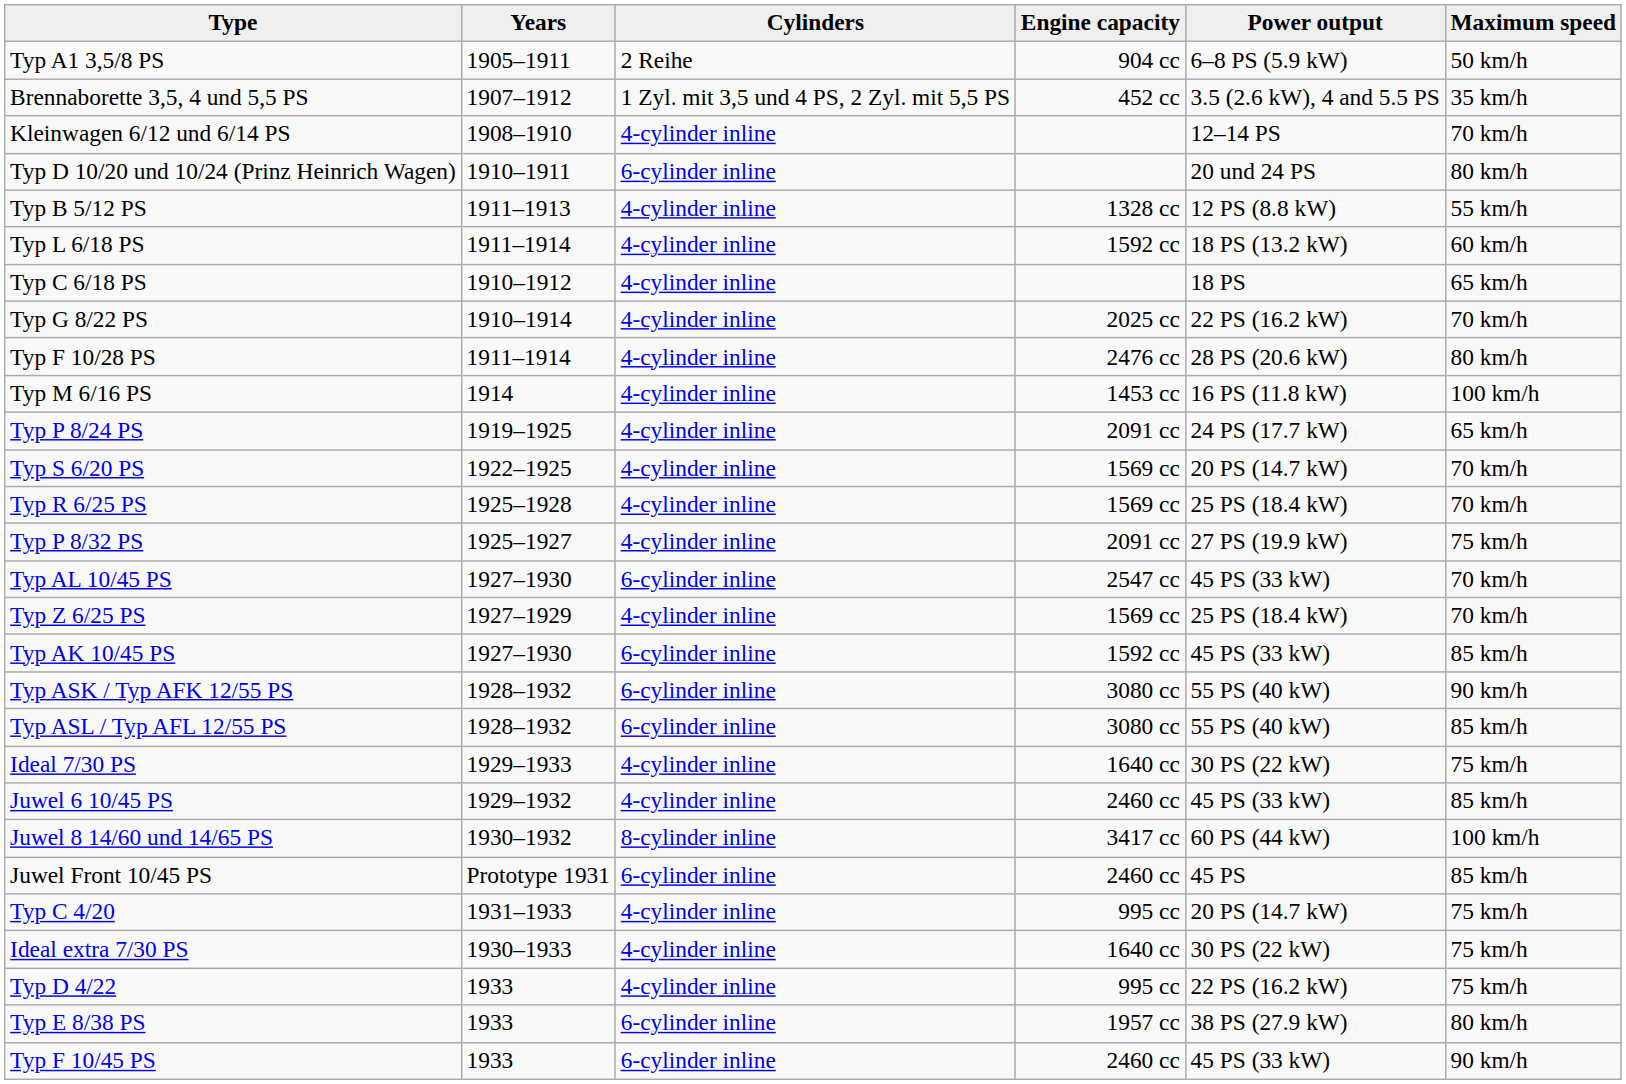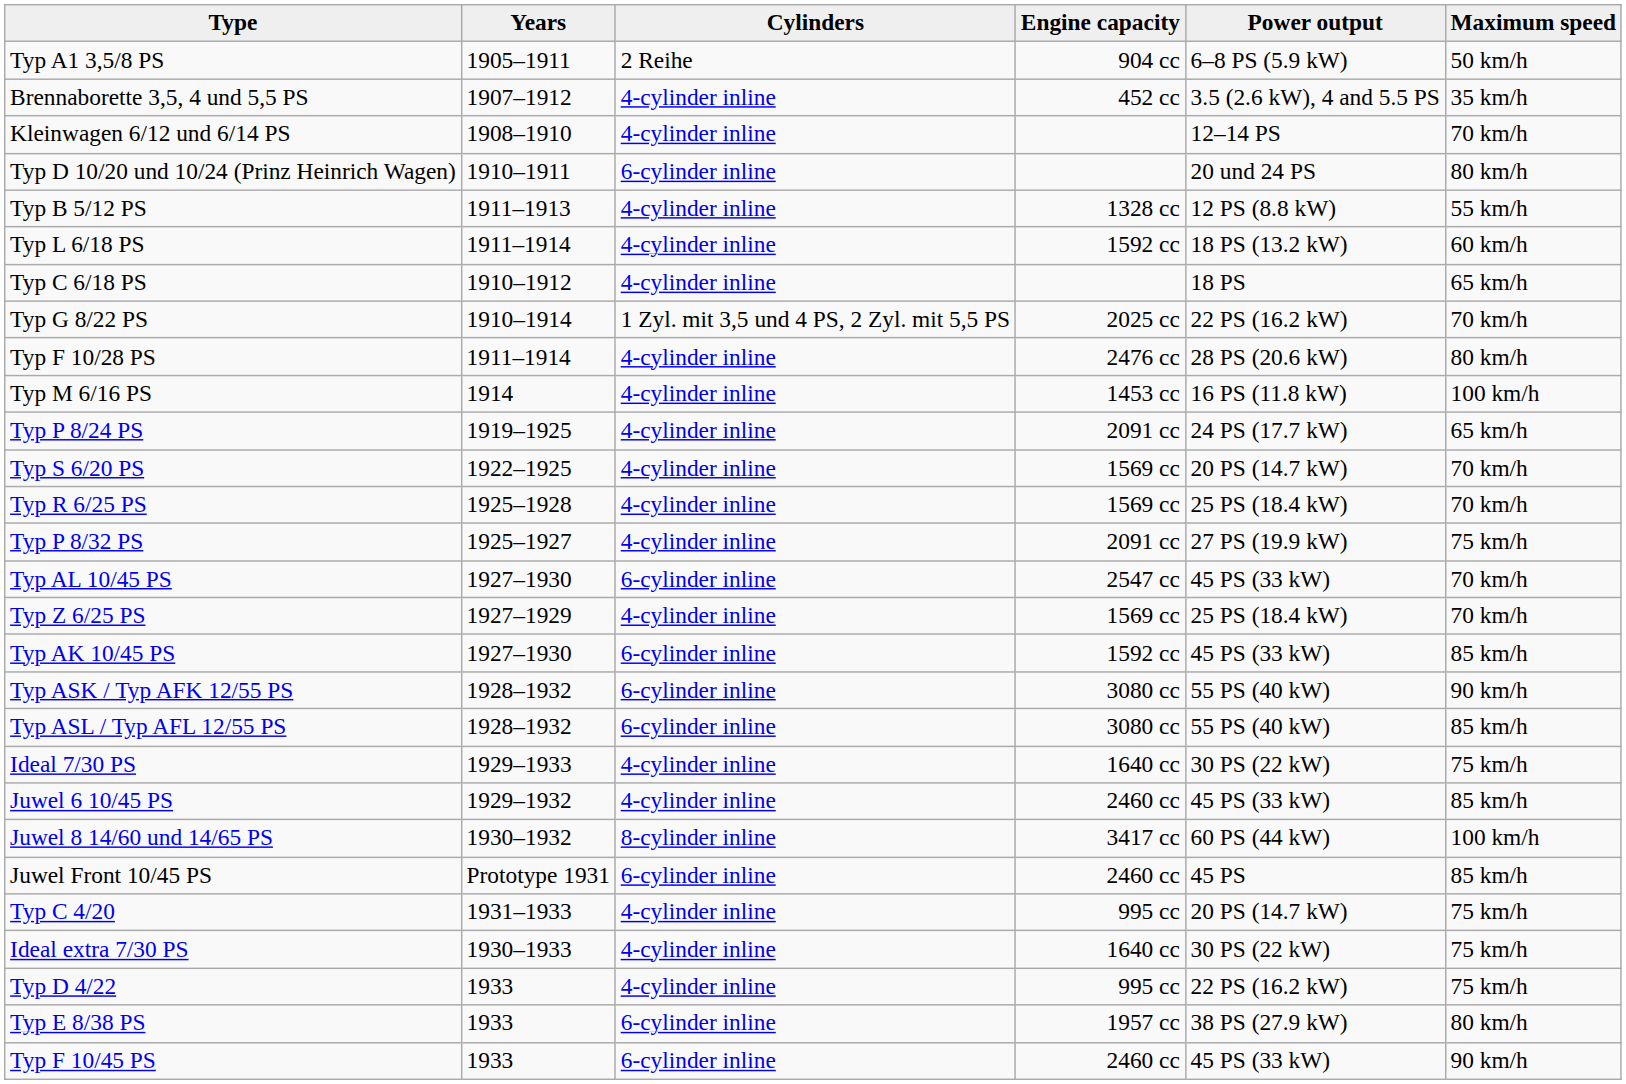(815, 97) 1 Zyl. mit 3,5 und 4 PS, 2 Zyl. mit 5,5 PS -> (698, 97) 4-cylinder inline
(698, 319) 4-cylinder inline -> (815, 319) 1 Zyl. mit 3,5 und 4 PS, 2 Zyl. mit 5,5 PS
